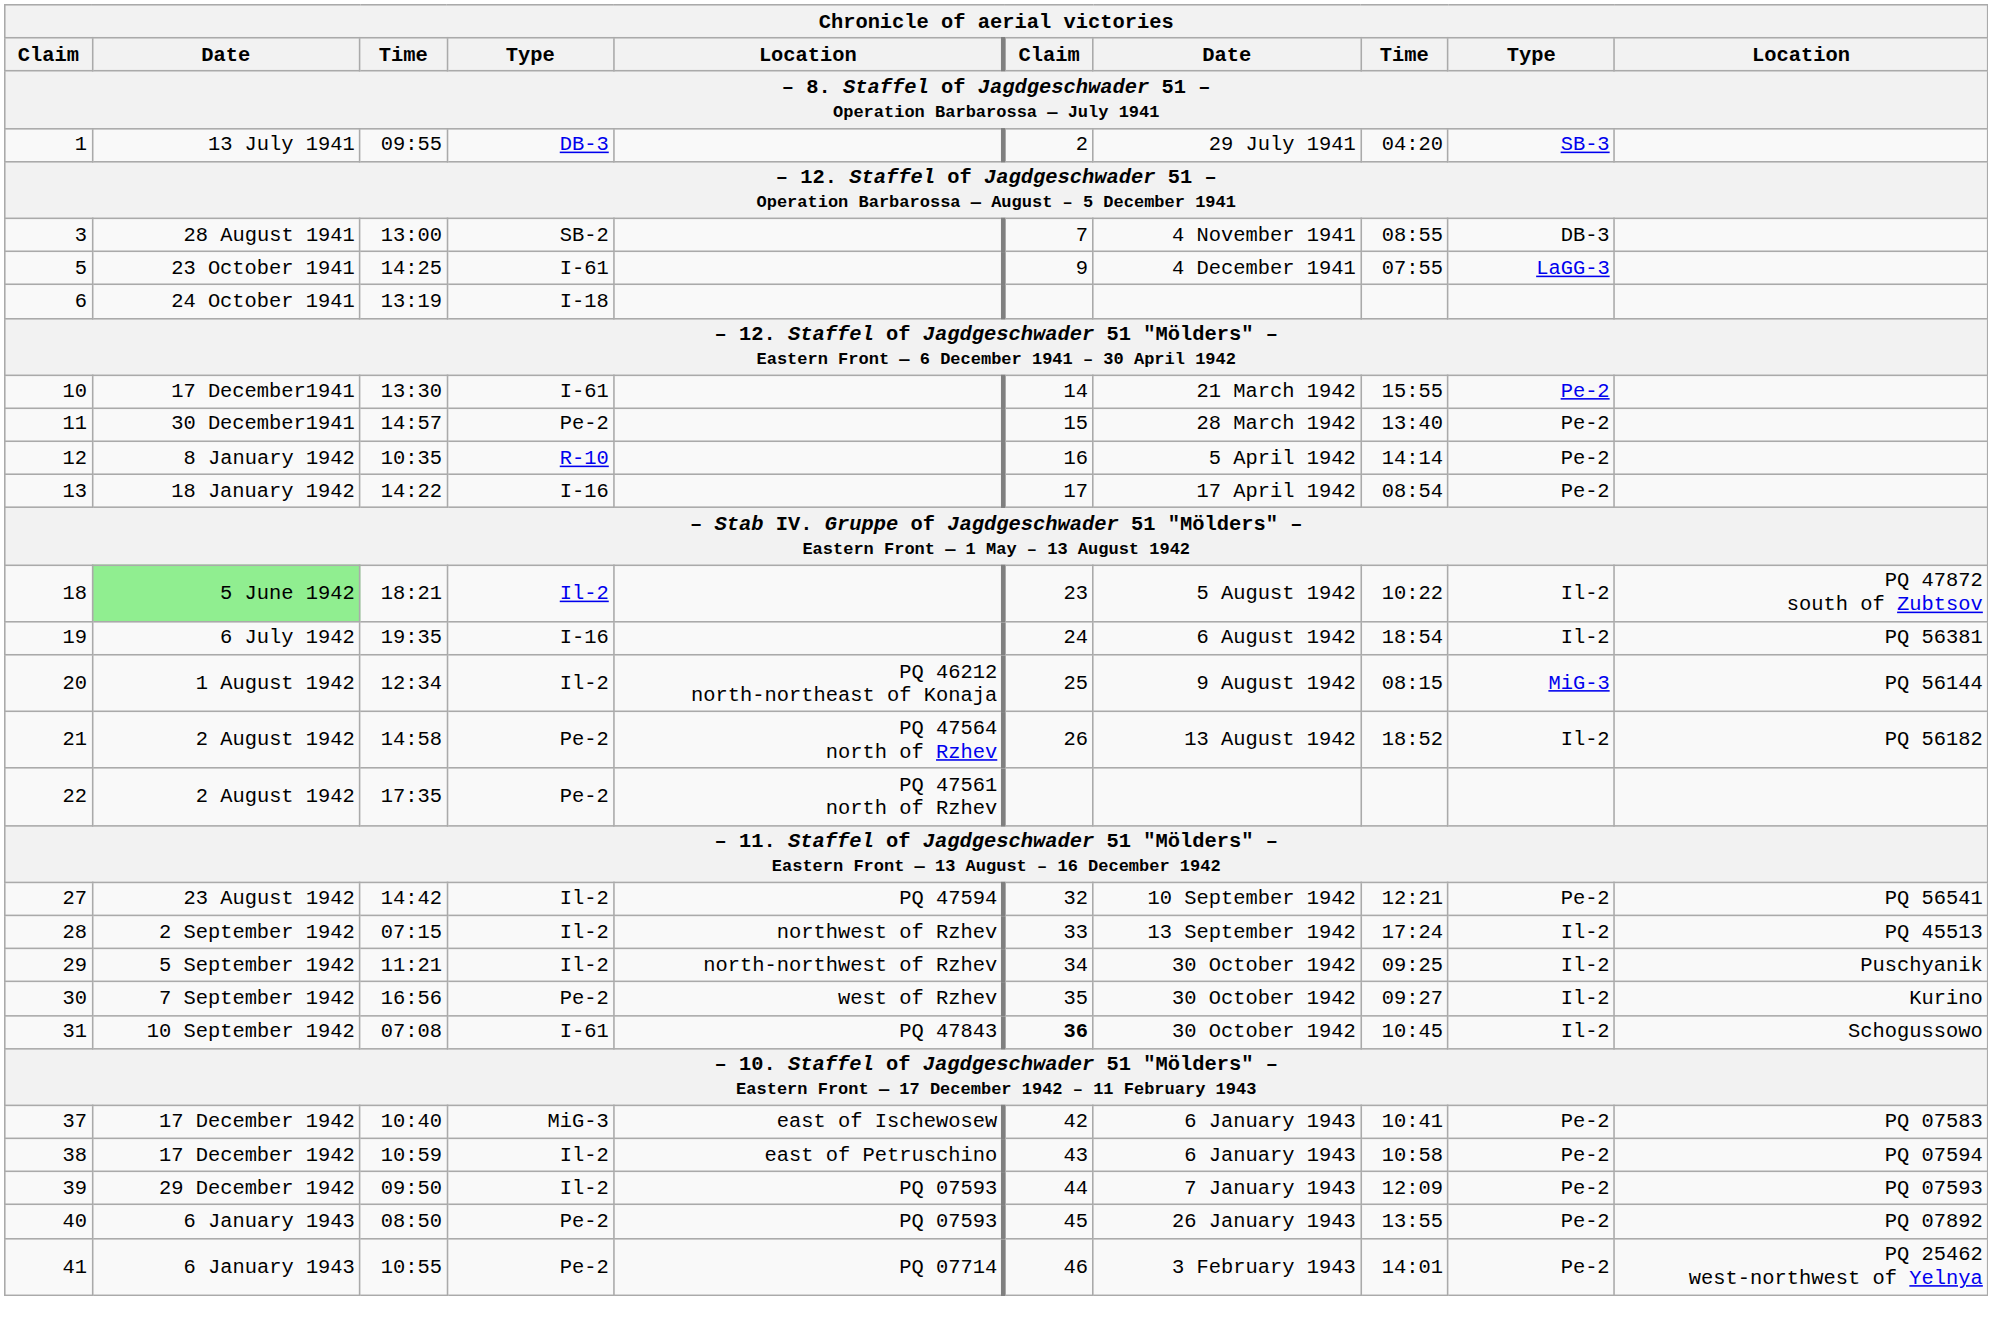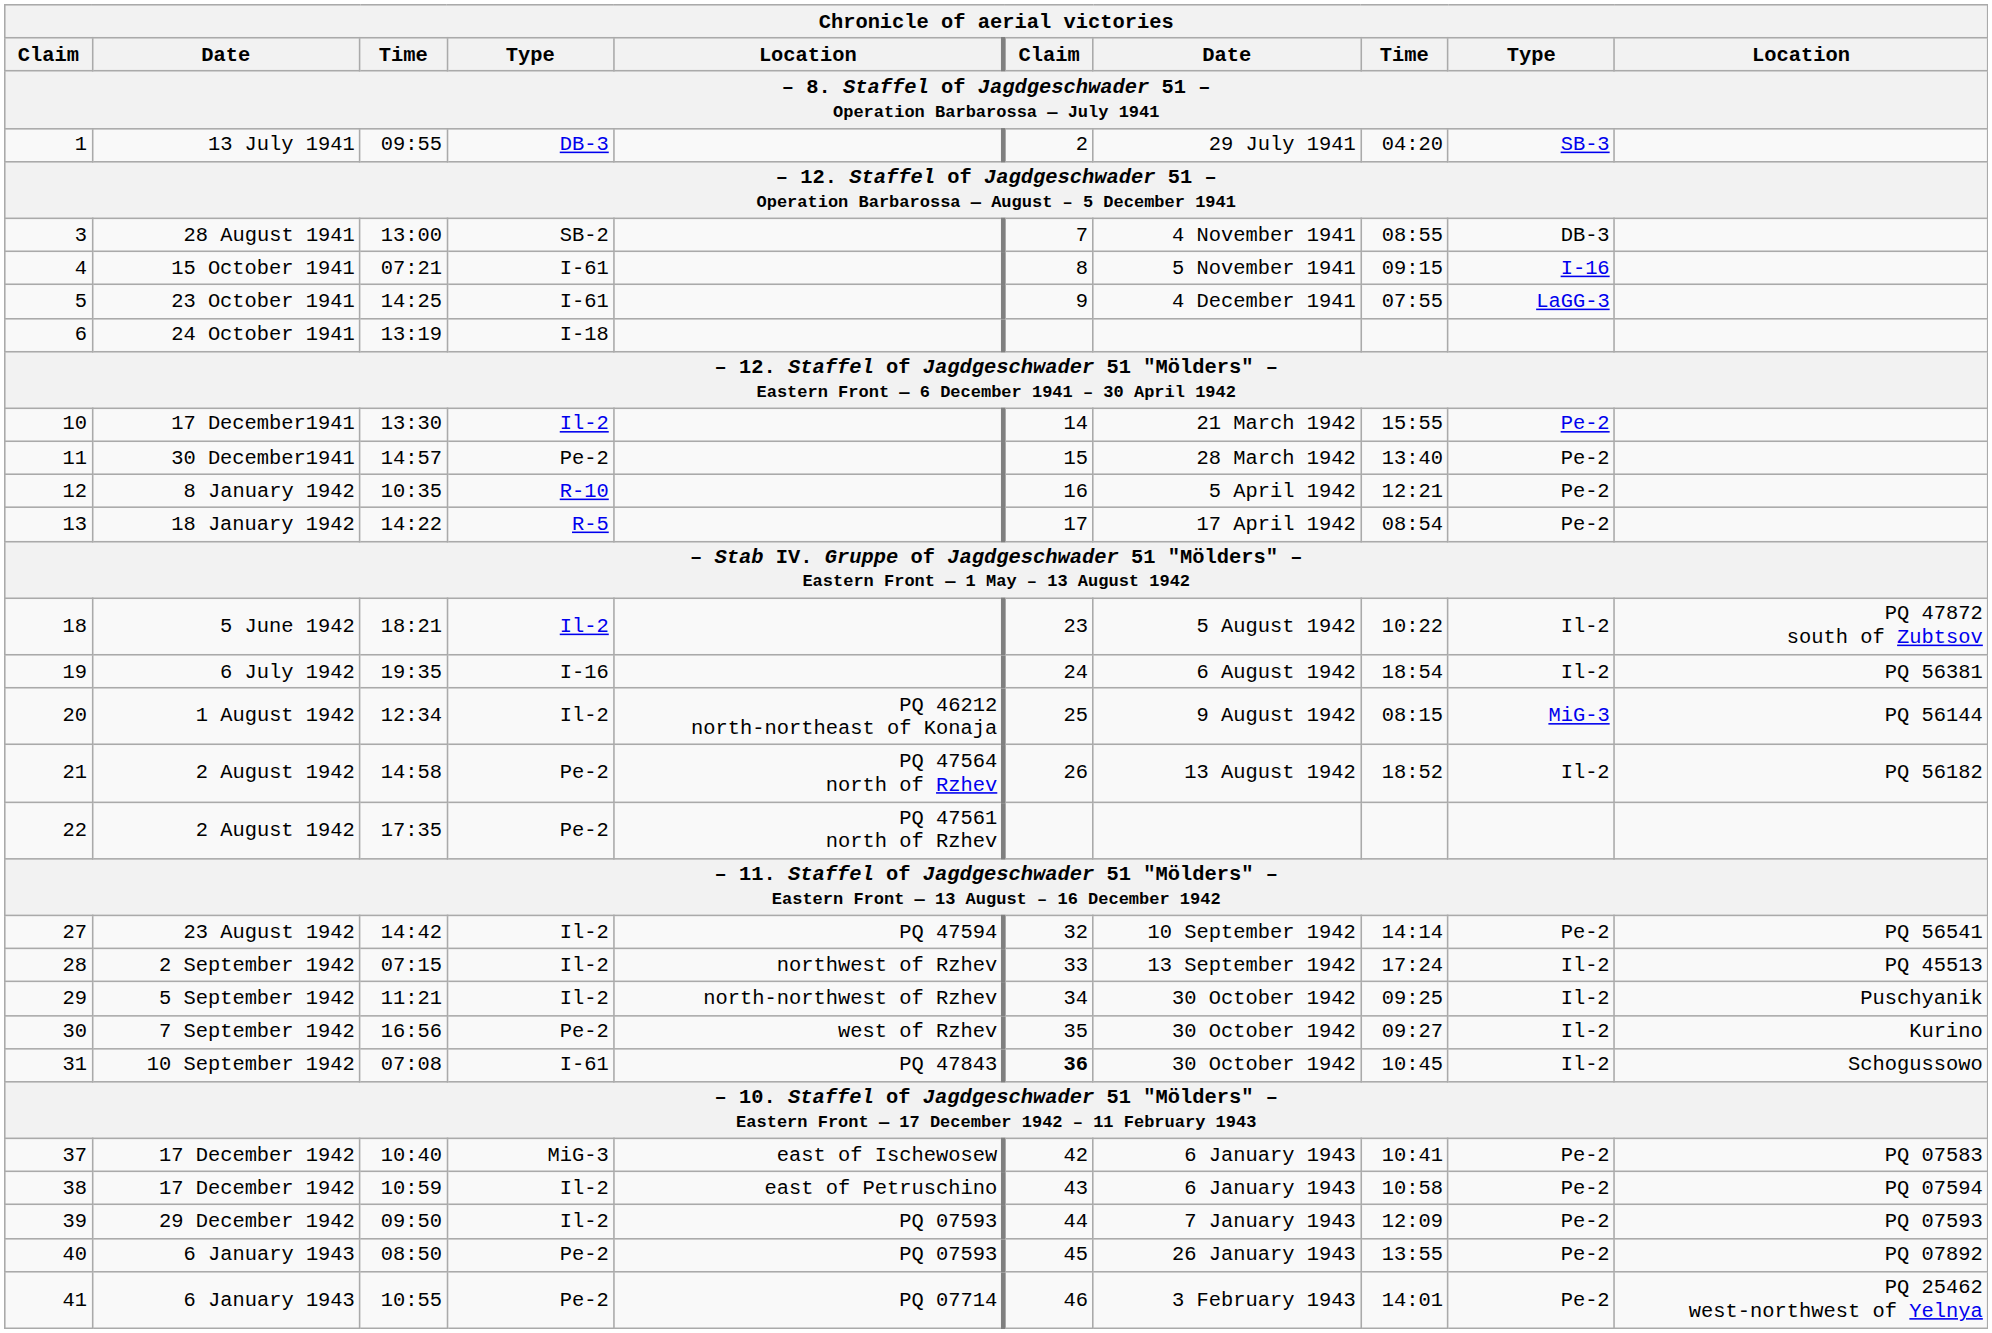+ row: (81, 268)
(584, 391) I-61 -> (584, 425) Il-2
(1412, 458) 14:14 -> (1412, 491) 12:21
(584, 491) I-16 -> (590, 525) R-5
(287, 593) lightgreen background -> (287, 626) no background
(1412, 899) 12:21 -> (1412, 932) 14:14
